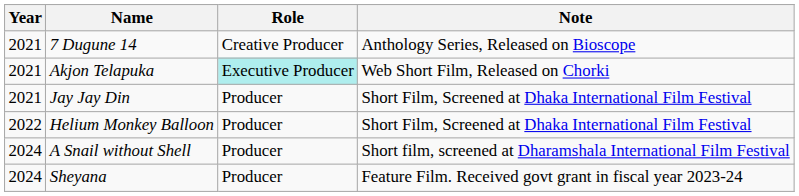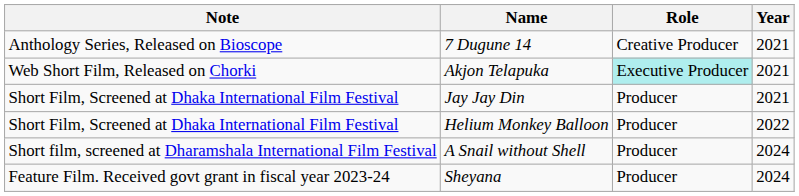columns swapped: (25, 17) <-> (576, 17)
